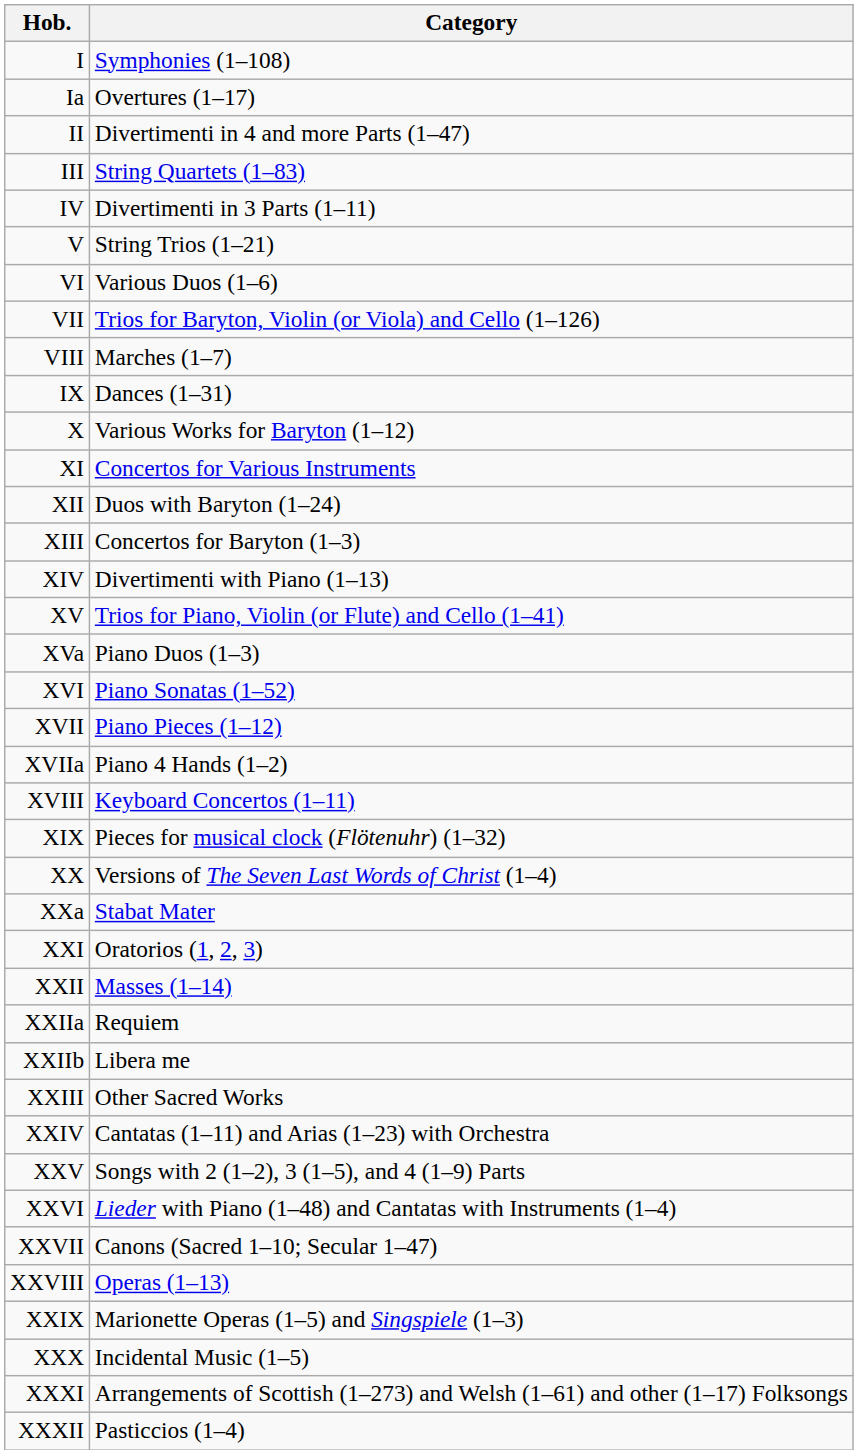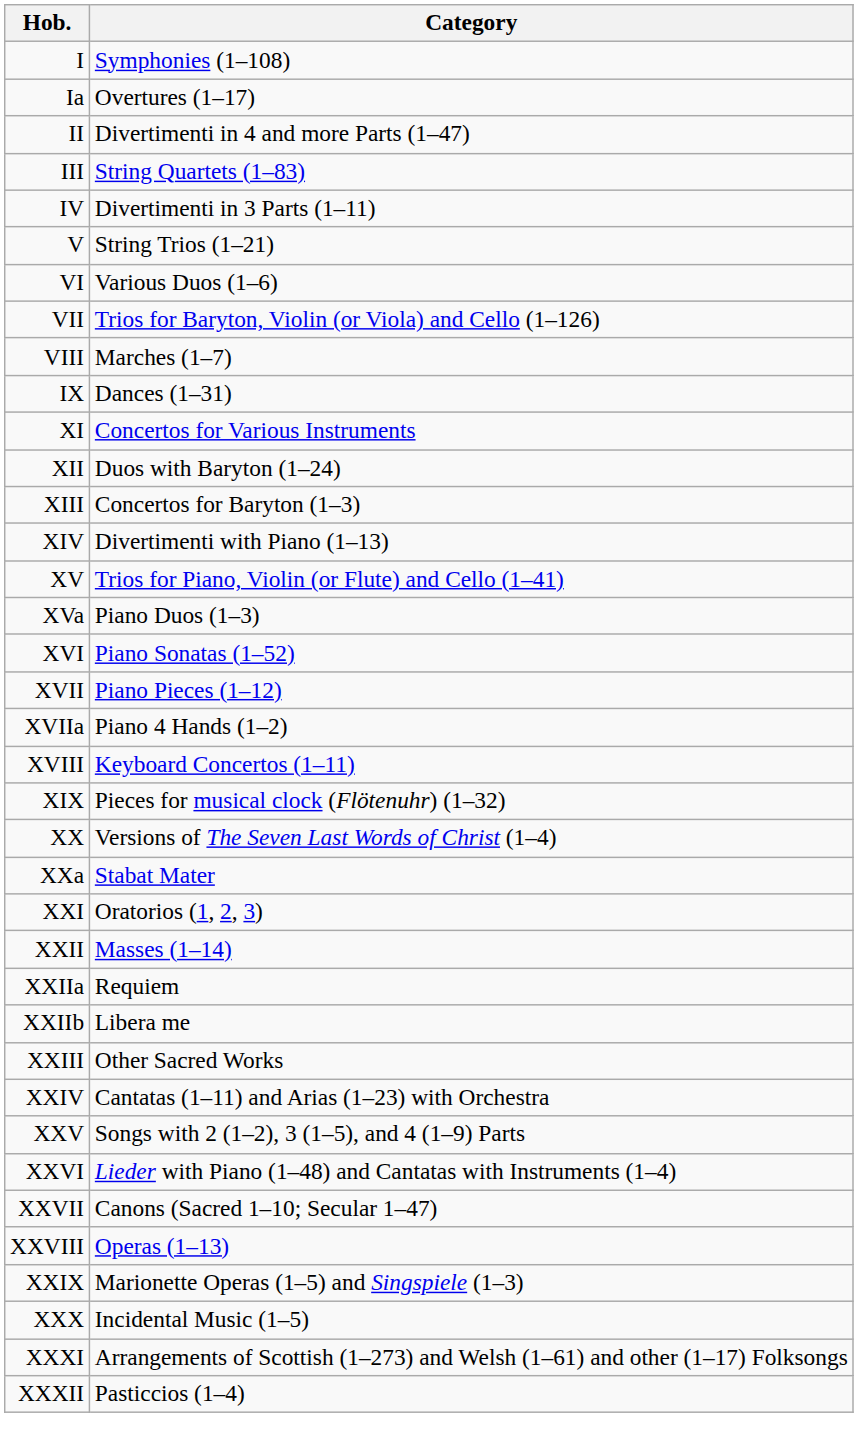- row: (76, 430)
